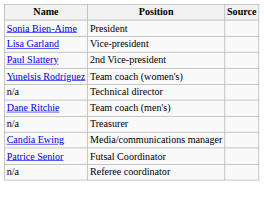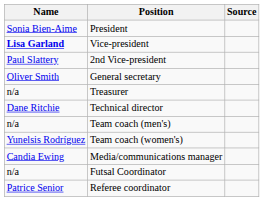(33, 44) normal -> (35, 44) bold
+ row: (125, 76)
rows swapped: (109, 124) <-> (136, 76)
(13, 92) n/a -> (33, 108) Dane Ritchie
(33, 108) Dane Ritchie -> (13, 124) n/a
(35, 156) Patrice Senior -> (13, 172) n/a
(13, 172) n/a -> (35, 188) Patrice Senior
